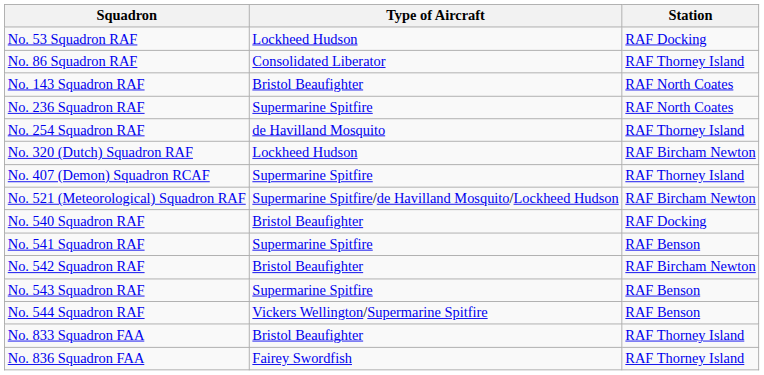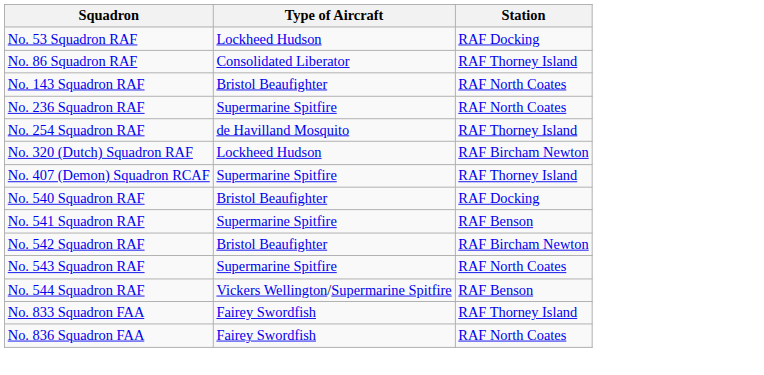- row: (127, 198)
(663, 289) RAF Benson -> (512, 267) RAF North Coates
(308, 335) Bristol Beaufighter -> (266, 312) Fairey Swordfish
(685, 358) RAF Thorney Island -> (512, 335) RAF North Coates
